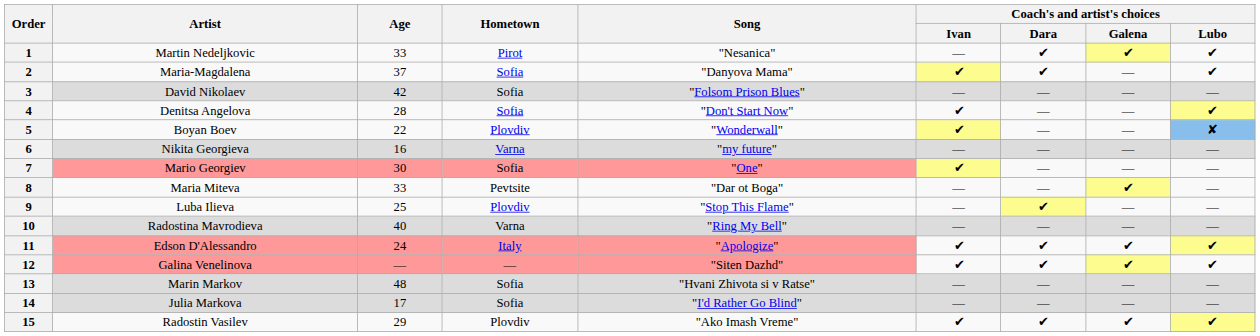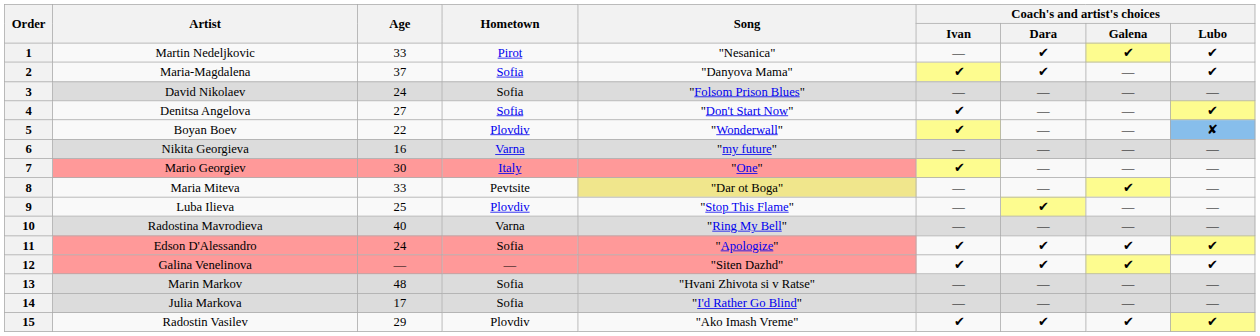(400, 91) 42 -> (400, 91) 24
(400, 110) 28 -> (400, 110) 27
(510, 168) Sofia -> (510, 168) Italy
(747, 187) no background -> (747, 187) khaki background
(510, 245) Italy -> (510, 245) Sofia
